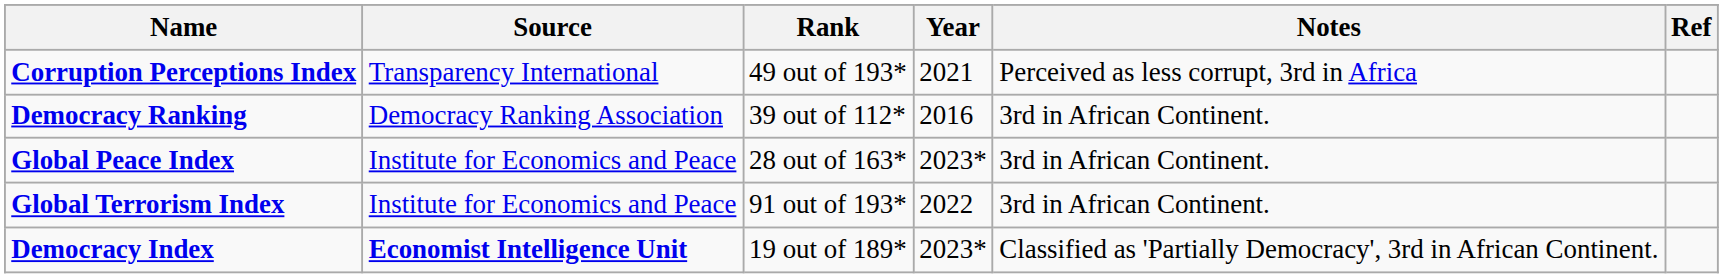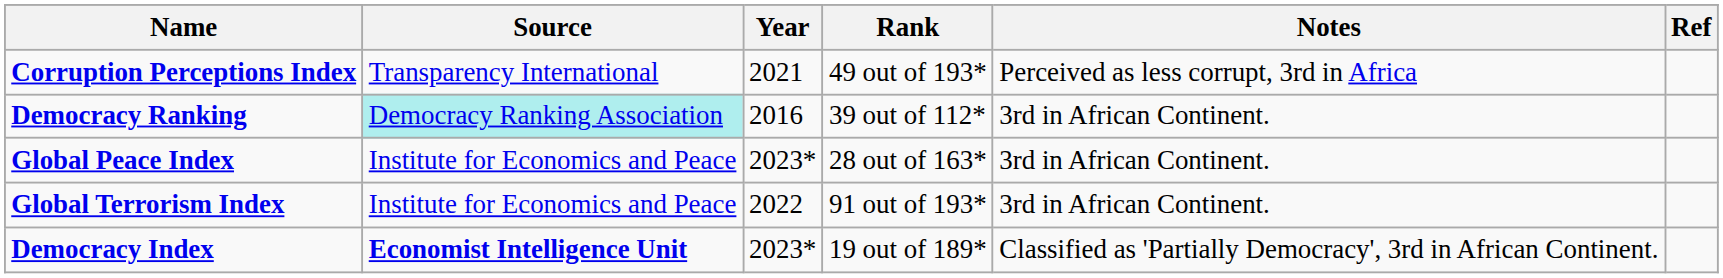columns swapped: (953, 27) <-> (828, 27)
(546, 115) no background -> (546, 115) paleturquoise background
